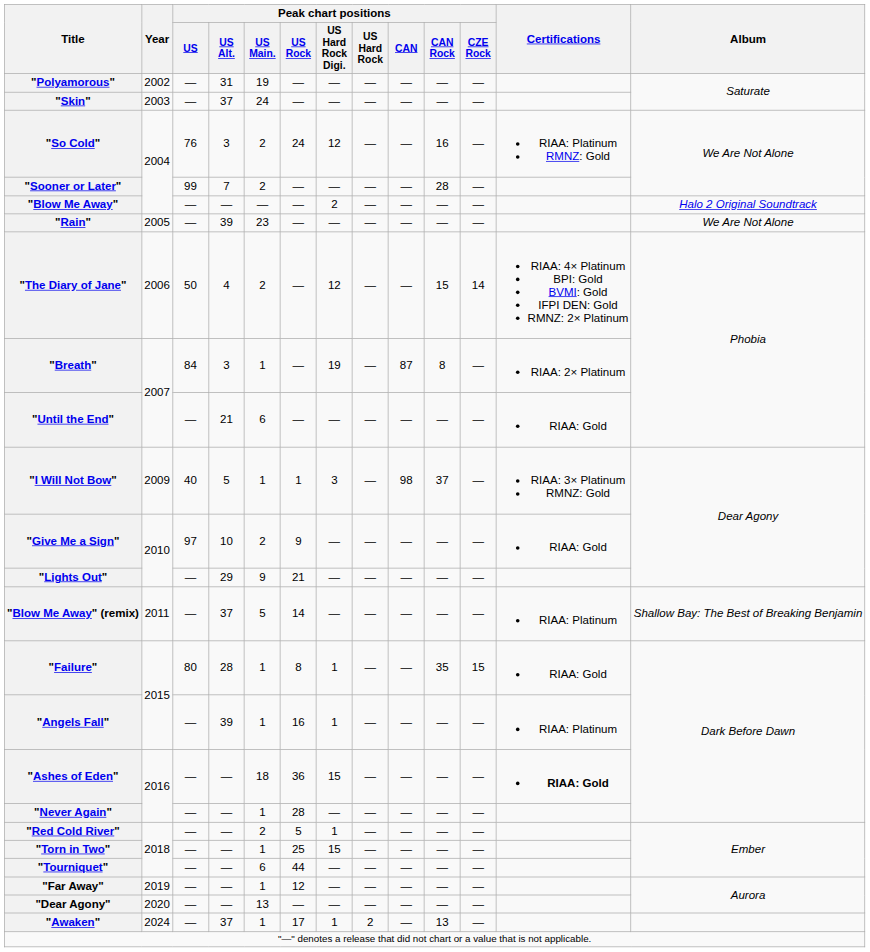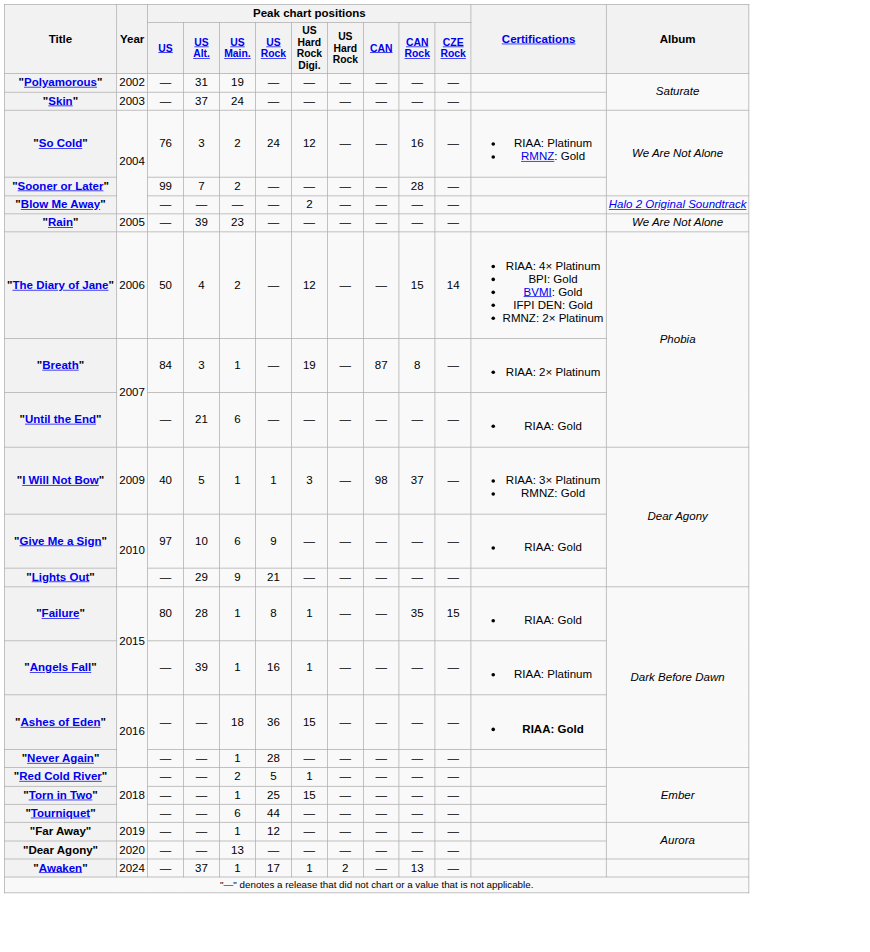(262, 541) 2 -> (237, 541) 6
- row: (73, 613)
